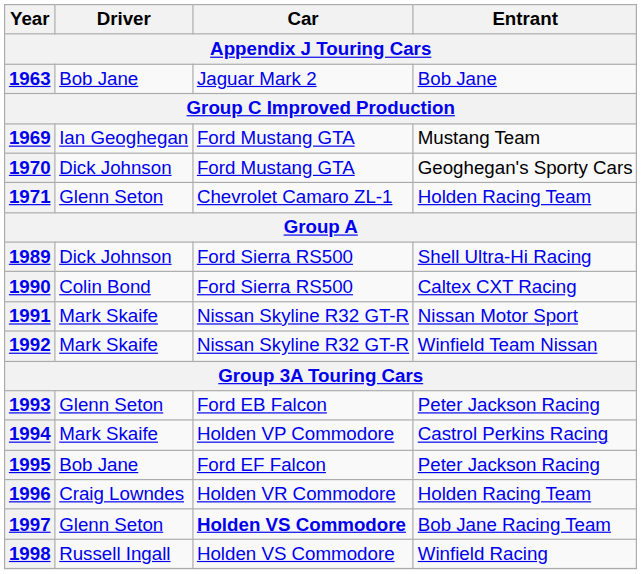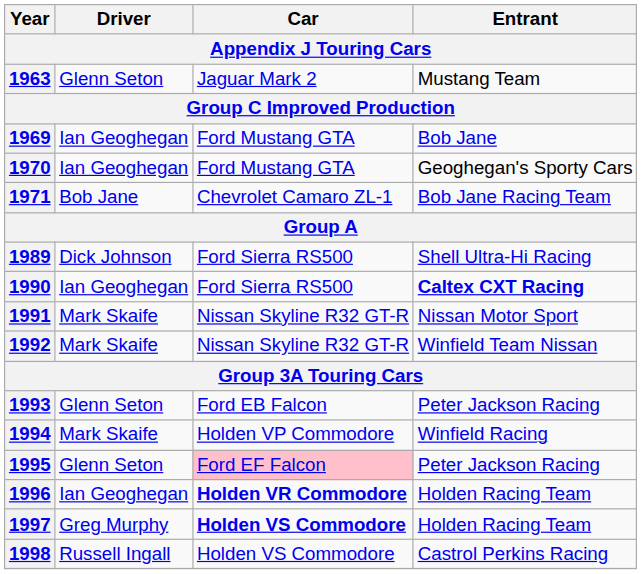(99, 78) Bob Jane -> (111, 78) Glenn Seton
(457, 78) Bob Jane -> (479, 78) Mustang Team
(479, 138) Mustang Team -> (457, 138) Bob Jane
(115, 167) Dick Johnson -> (124, 167) Ian Geoghegan
(111, 197) Glenn Seton -> (99, 197) Bob Jane
(504, 197) Holden Racing Team -> (514, 197) Bob Jane Racing Team
(105, 286) Colin Bond -> (124, 286) Ian Geoghegan
(497, 286) normal -> (501, 286) bold
(513, 434) Castrol Perkins Racing -> (483, 434) Winfield Racing
(99, 464) Bob Jane -> (111, 464) Glenn Seton
(261, 464) no background -> (261, 464) pink background
(122, 494) Craig Lowndes -> (124, 494) Ian Geoghegan
(296, 494) normal -> (302, 494) bold
(111, 524) Glenn Seton -> (114, 524) Greg Murphy
(514, 524) Bob Jane Racing Team -> (504, 524) Holden Racing Team
(483, 553) Winfield Racing -> (513, 553) Castrol Perkins Racing
